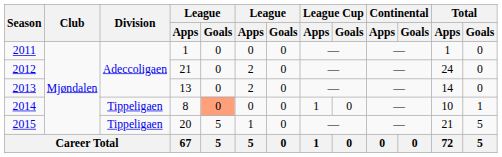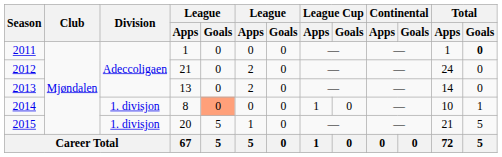(480, 50) normal -> (480, 50) bold
(135, 106) Tippeligaen -> (135, 106) 1. divisjon
(135, 124) Tippeligaen -> (135, 124) 1. divisjon
